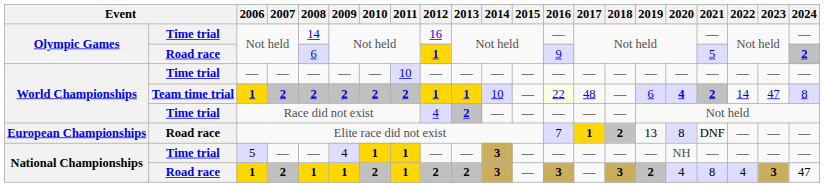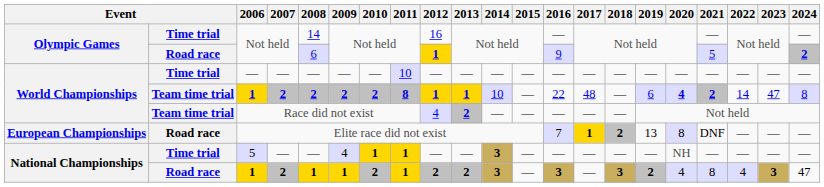(405, 93) 2 -> (405, 93) 8
(559, 93) lightyellow background -> (559, 93) no background
(193, 113) Time trial -> (193, 113) Team time trial
